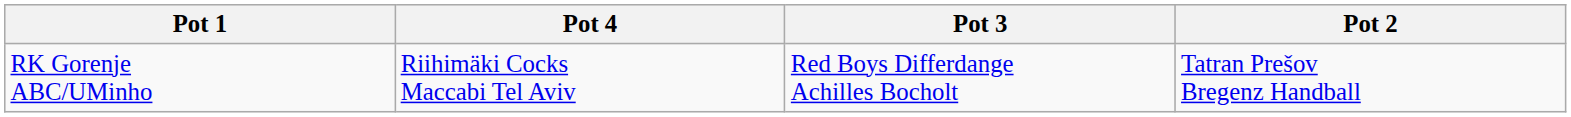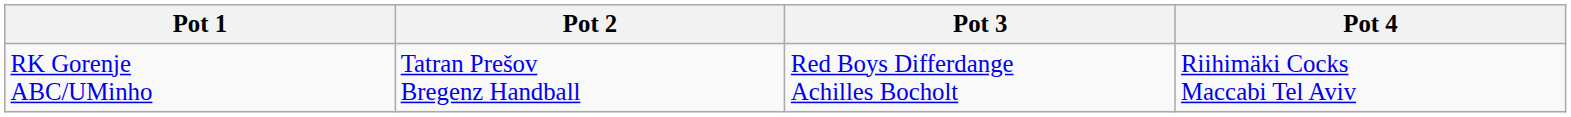columns swapped: (1370, 24) <-> (590, 24)
